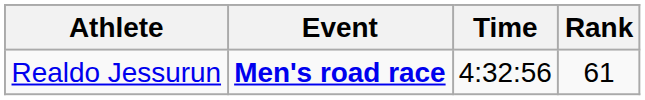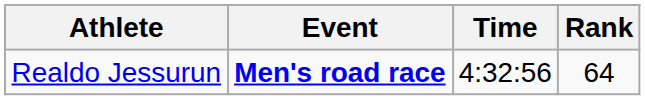(599, 72) 61 -> (599, 72) 64
